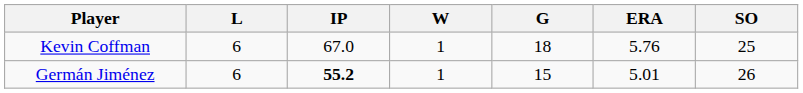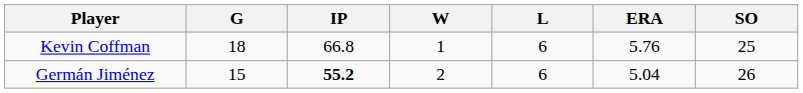columns swapped: (543, 18) <-> (237, 18)
(339, 46) 67.0 -> (339, 46) 66.8
(441, 74) 1 -> (441, 74) 2
(644, 74) 5.01 -> (644, 74) 5.04
